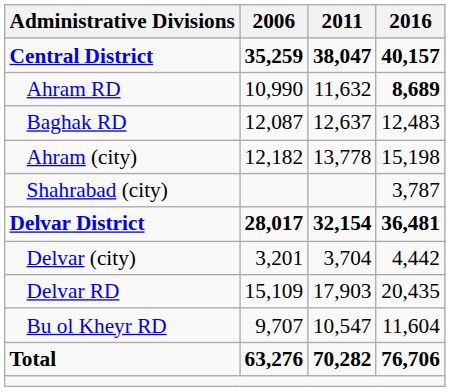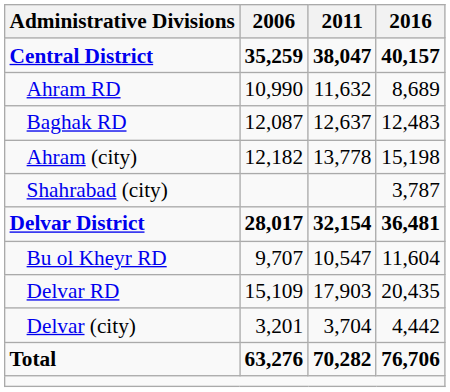(416, 88) bold -> (416, 88) normal
rows swapped: (97, 325) <-> (81, 257)
